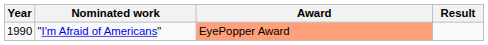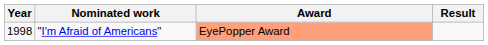(20, 31) 1990 -> (20, 31) 1998
